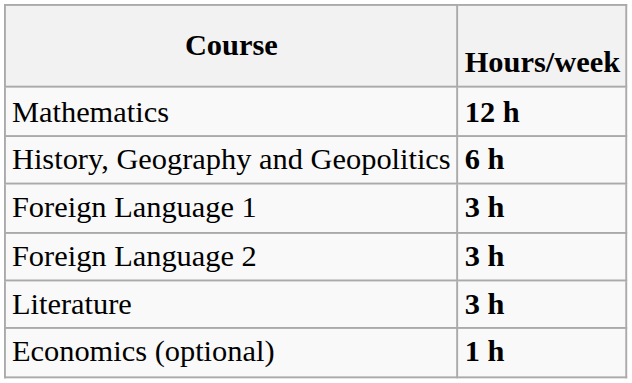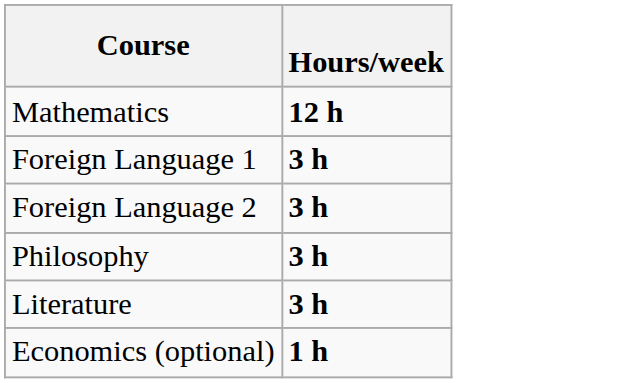- row: (231, 159)
+ row: (80, 255)
